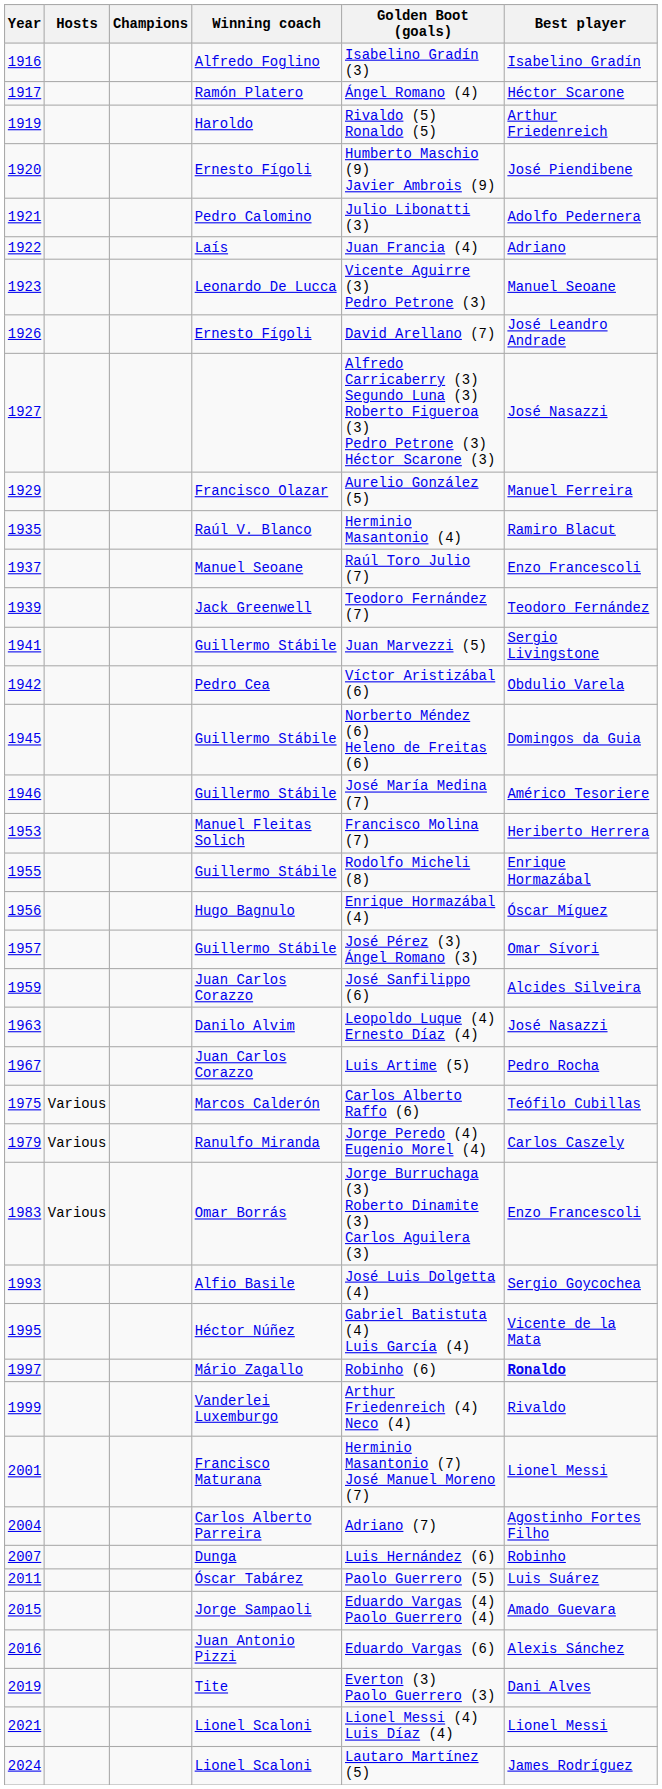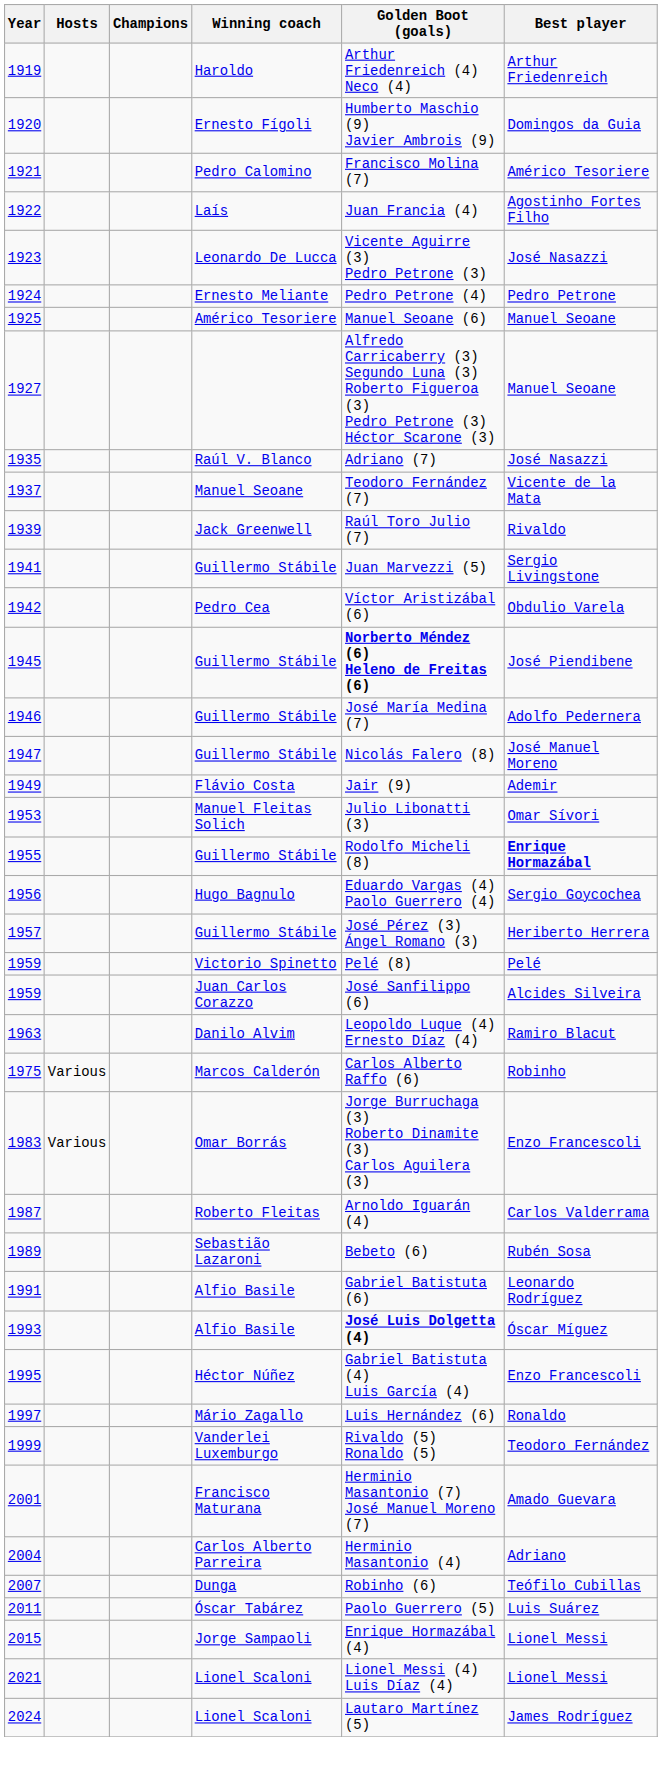- row: (25, 63)
- row: (25, 93)
(391, 124) Rivaldo (5) Ronaldo (5) -> (412, 71) Arthur Friedenreich (4) Neco (4)
(570, 171) José Piendibene -> (574, 125) Domingos da Guia
(408, 217) Julio Libonatti (3) -> (412, 172) Francisco Molina (7)
(574, 217) Adolfo Pedernera -> (578, 172) Américo Tesoriere
(537, 248) Adriano -> (574, 211) Agostinho Fortes Filho
(562, 287) Manuel Seoane -> (557, 258) José Nasazzi
+ row: (25, 296)
+ row: (25, 319)
- row: (25, 334)
(557, 413) José Nasazzi -> (562, 390) Manuel Seoane
- row: (25, 491)
(403, 530) Herminio Masantonio (4) -> (391, 461) Adriano (7)
(562, 530) Ramiro Blacut -> (557, 461) José Nasazzi
(408, 569) Raúl Toro Julio (7) -> (416, 491) Teodoro Fernández (7)
(574, 569) Enzo Francescoli -> (562, 491) Vicente de la Mata
(416, 608) Teodoro Fernández (7) -> (408, 530) Raúl Toro Julio (7)
(578, 608) Teodoro Fernández -> (537, 530) Rivaldo
(416, 740) normal -> (416, 662) bold
(574, 740) Domingos da Guia -> (570, 662) José Piendibene
(578, 794) Américo Tesoriere -> (574, 717) Adolfo Pedernera
+ row: (25, 756)
+ row: (25, 786)
(412, 833) Francisco Molina (7) -> (408, 817) Julio Libonatti (3)
(578, 833) Heriberto Herrera -> (553, 817) Omar Sívori
(549, 872) normal -> (549, 856) bold
(420, 911) Enrique Hormazábal (4) -> (420, 895) Eduardo Vargas (4) Paolo Guerrero (4)
(557, 911) Óscar Míguez -> (574, 895) Sergio Goycochea
(553, 949) Omar Sívori -> (578, 933) Heriberto Herrera
+ row: (25, 964)
(557, 1027) José Nasazzi -> (562, 1033) Ramiro Blacut
- row: (25, 1066)
(574, 1104) Teófilo Cubillas -> (537, 1072) Robinho
- row: (25, 1143)
+ row: (25, 1214)
+ row: (25, 1253)
+ row: (25, 1291)
(420, 1285) normal -> (420, 1330) bold
(574, 1285) Sergio Goycochea -> (557, 1330) Óscar Míguez
(562, 1331) Vicente de la Mata -> (574, 1377) Enzo Francescoli
(391, 1370) Robinho (6) -> (420, 1415) Luis Hernández (6)
(537, 1370) bold -> (537, 1415) normal
(412, 1409) Arthur Friedenreich (4) Neco (4) -> (391, 1446) Rivaldo (5) Ronaldo (5)
(537, 1409) Rivaldo -> (578, 1446) Teodoro Fernández
(557, 1472) Lionel Messi -> (562, 1501) Amado Guevara
(391, 1526) Adriano (7) -> (403, 1556) Herminio Masantonio (4)
(574, 1526) Agostinho Fortes Filho -> (537, 1556) Adriano
(420, 1557) Luis Hernández (6) -> (391, 1586) Robinho (6)
(537, 1557) Robinho -> (574, 1586) Teófilo Cubillas
(420, 1610) Eduardo Vargas (4) Paolo Guerrero (4) -> (420, 1640) Enrique Hormazábal (4)
(562, 1610) Amado Guevara -> (557, 1640) Lionel Messi
- row: (25, 1649)
- row: (25, 1688)
